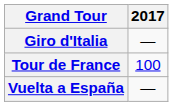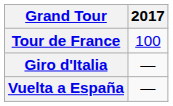rows swapped: (66, 40) <-> (66, 64)
